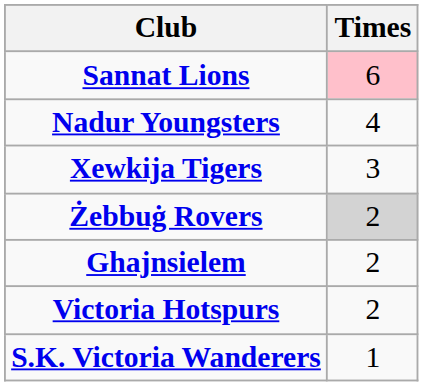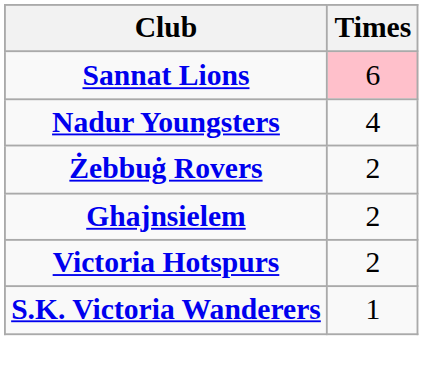- row: (166, 168)
(373, 215) lightgrey background -> (373, 168) no background
